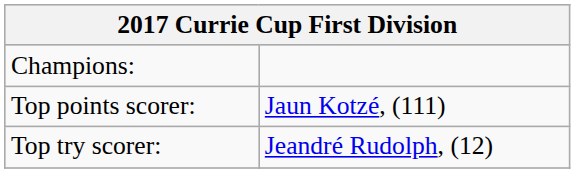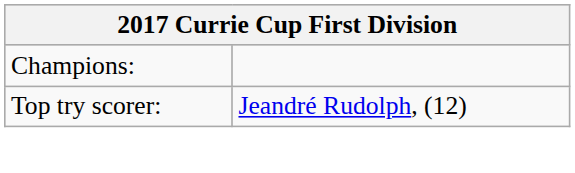- row: (103, 106)
